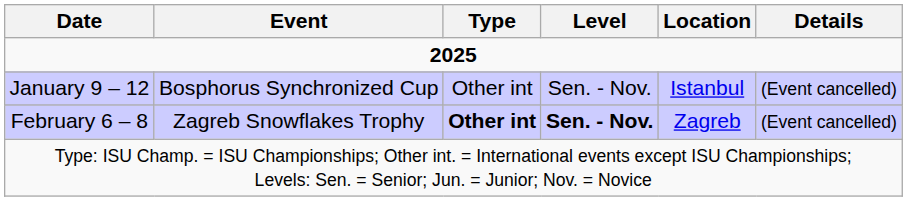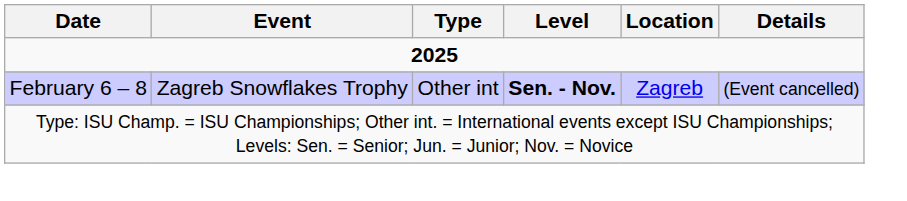- row: (79, 88)
(492, 121) bold -> (458, 88) normal
